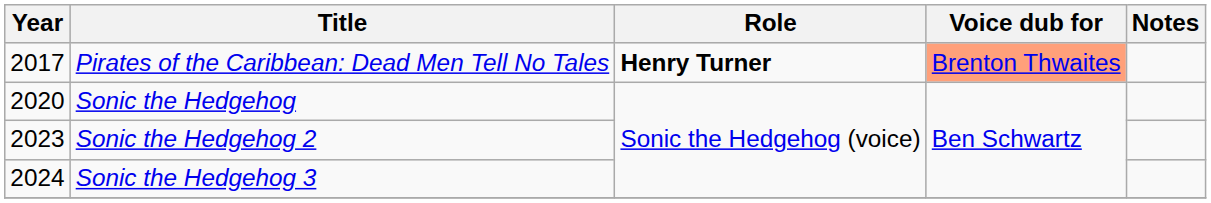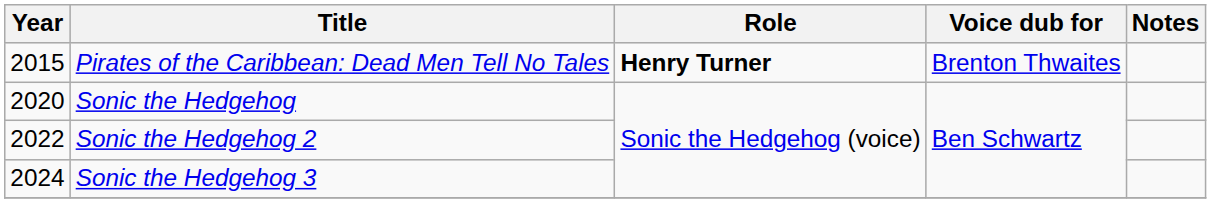(37, 62) 2017 -> (37, 62) 2015
(1026, 62) lightsalmon background -> (1026, 62) no background
(37, 139) 2023 -> (37, 139) 2022
